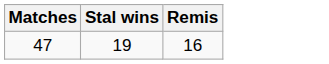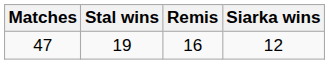+ column: (273, 18)
